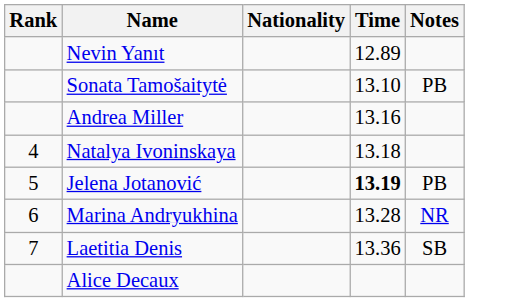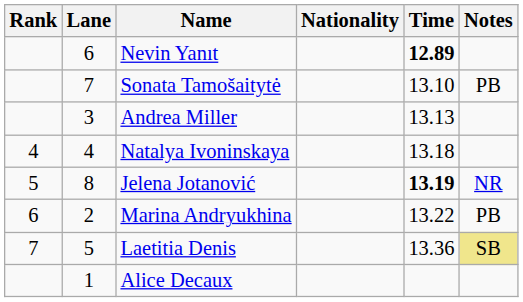+ column: (89, 20)
(378, 53) normal -> (431, 53) bold
(378, 118) 13.16 -> (431, 118) 13.13
(435, 183) PB -> (488, 183) NR
(378, 215) 13.28 -> (431, 215) 13.22
(435, 215) NR -> (488, 215) PB
(435, 248) no background -> (488, 248) khaki background
